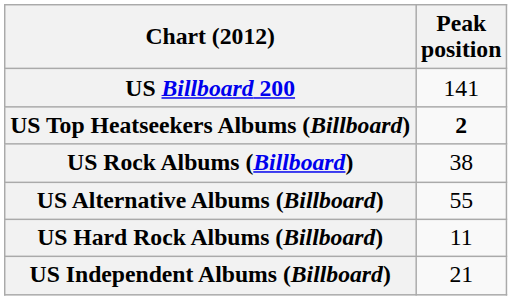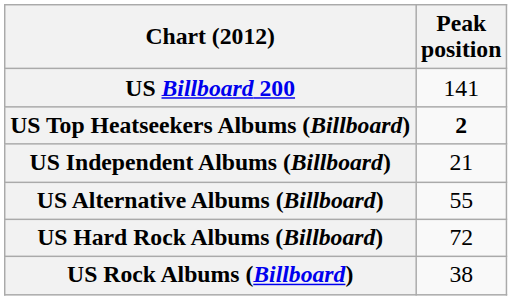rows swapped: (210, 275) <-> (210, 162)
(461, 237) 11 -> (461, 237) 72
